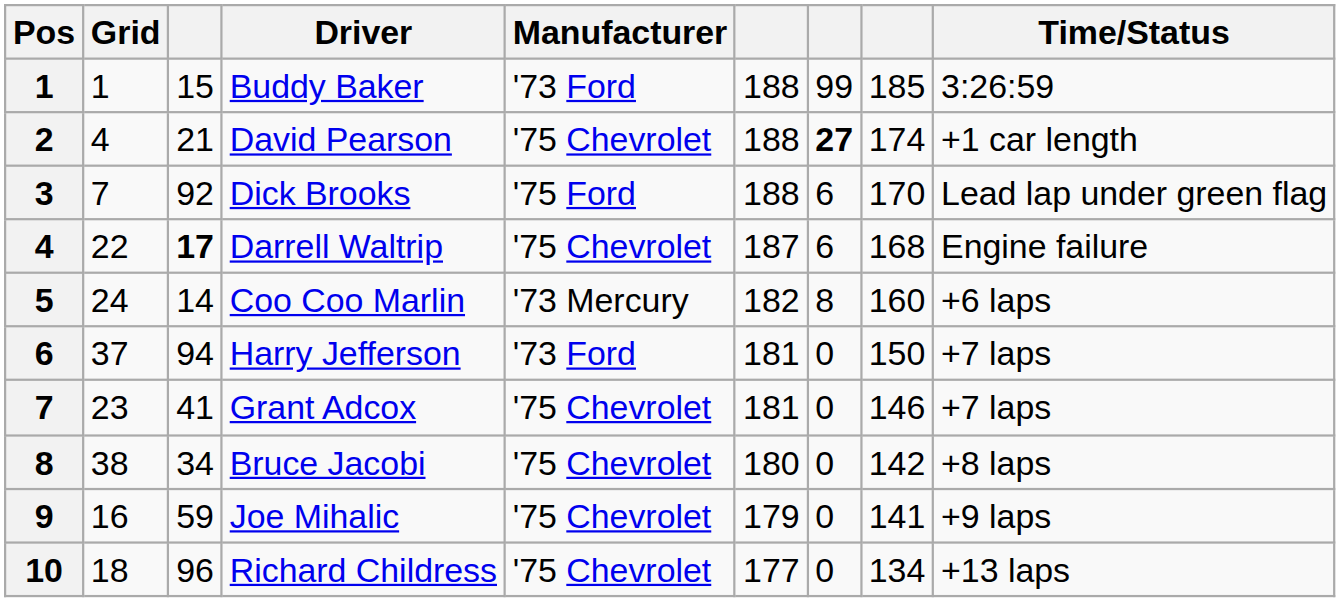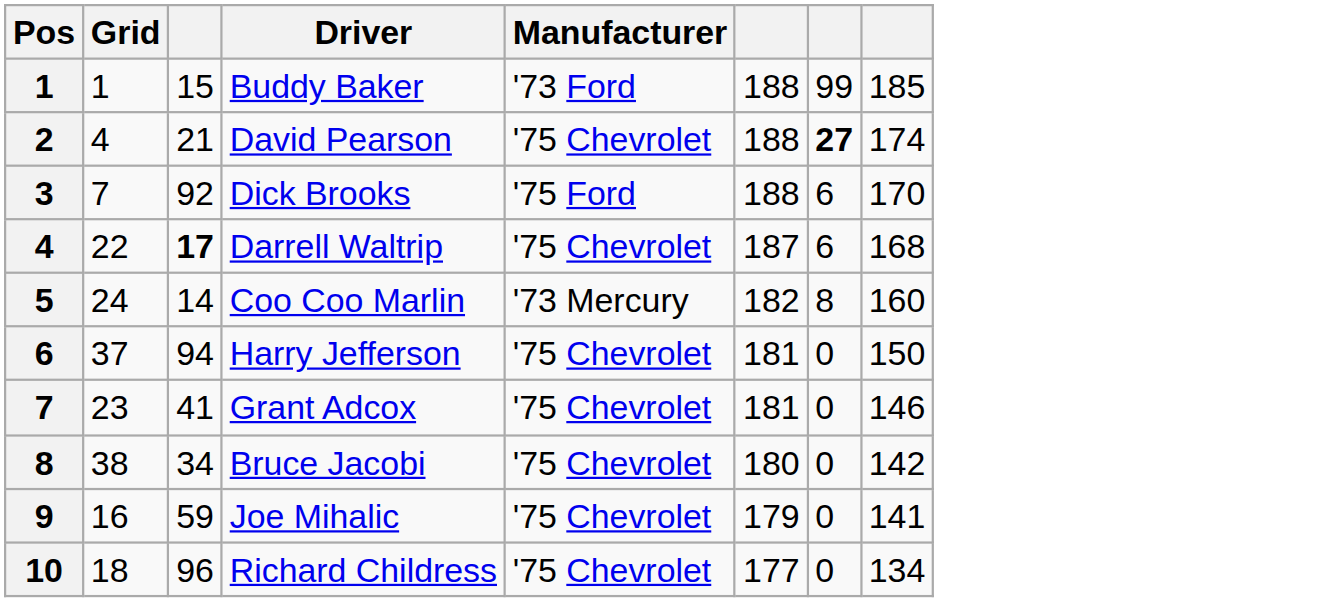- column: (1134, 32)
(574, 354) '73 Ford -> (612, 354) '75 Chevrolet
